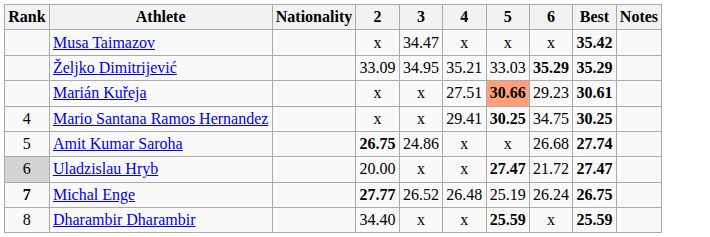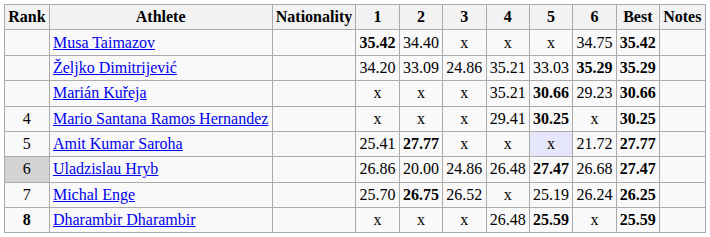+ column: (378, 17)
(378, 42) x -> (421, 42) 34.40
(421, 42) 34.47 -> (464, 42) x
(551, 42) x -> (594, 42) 34.75
(421, 67) 34.95 -> (464, 67) 24.86
(464, 93) 27.51 -> (508, 93) 35.21
(508, 93) lightsalmon background -> (551, 93) no background
(594, 93) 30.61 -> (638, 93) 30.66
(551, 118) 34.75 -> (594, 118) x
(378, 144) 26.75 -> (421, 144) 27.77
(421, 144) 24.86 -> (464, 144) x
(508, 144) no background -> (551, 144) lavender background
(551, 144) 26.68 -> (594, 144) 21.72
(594, 144) 27.74 -> (638, 144) 27.77
(421, 169) x -> (464, 169) 24.86
(464, 169) x -> (508, 169) 26.48
(551, 169) 21.72 -> (594, 169) 26.68
(27, 194) bold -> (27, 194) normal
(378, 194) 27.77 -> (421, 194) 26.75
(464, 194) 26.48 -> (508, 194) x
(594, 194) 26.75 -> (638, 194) 26.25
(27, 220) normal -> (27, 220) bold
(378, 220) 34.40 -> (421, 220) x
(464, 220) x -> (508, 220) 26.48
